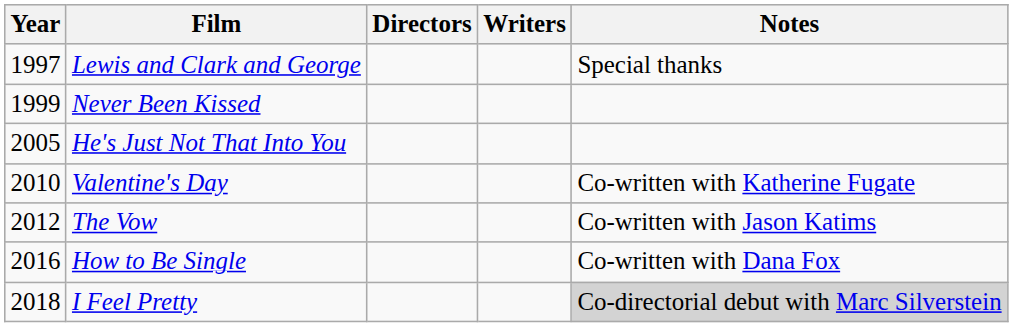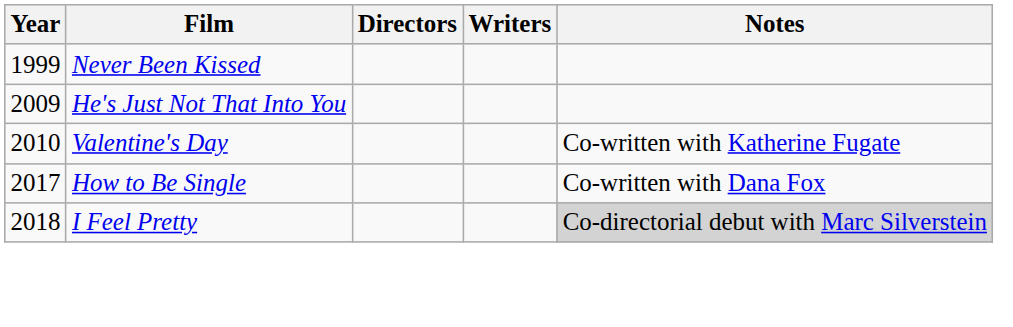- row: (216, 63)
(35, 143) 2005 -> (35, 103) 2009
- row: (115, 222)
(35, 261) 2016 -> (35, 182) 2017
